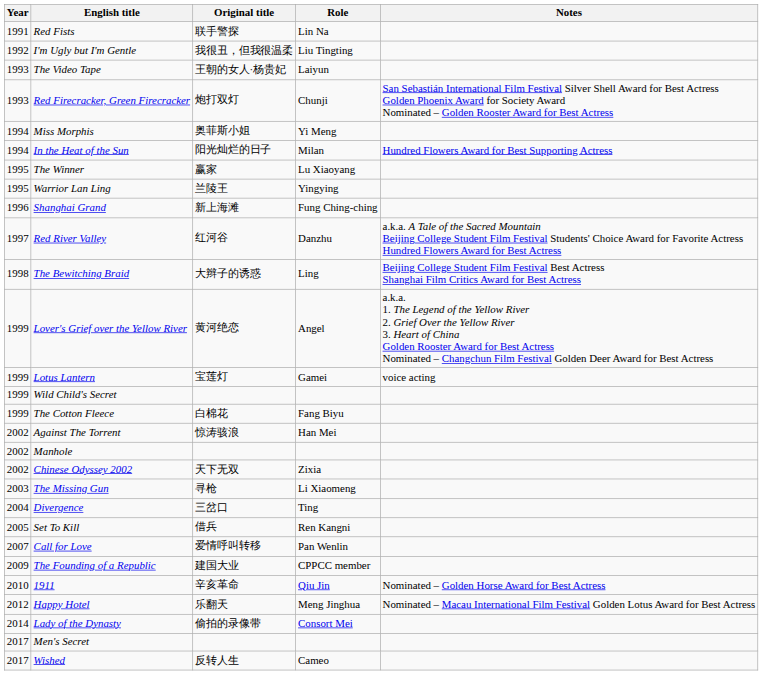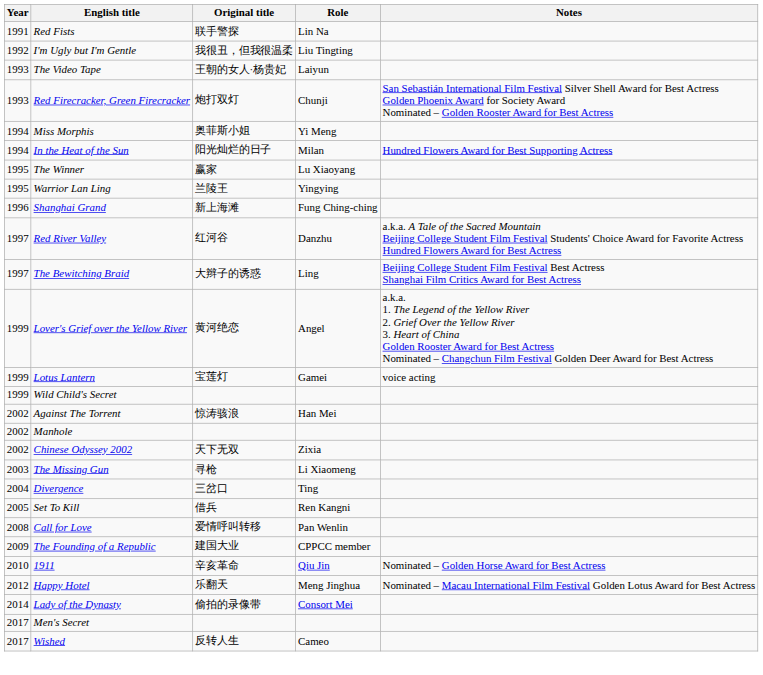(18, 274) 1998 -> (18, 274) 1997
- row: (74, 413)
(18, 546) 2007 -> (18, 527) 2008
